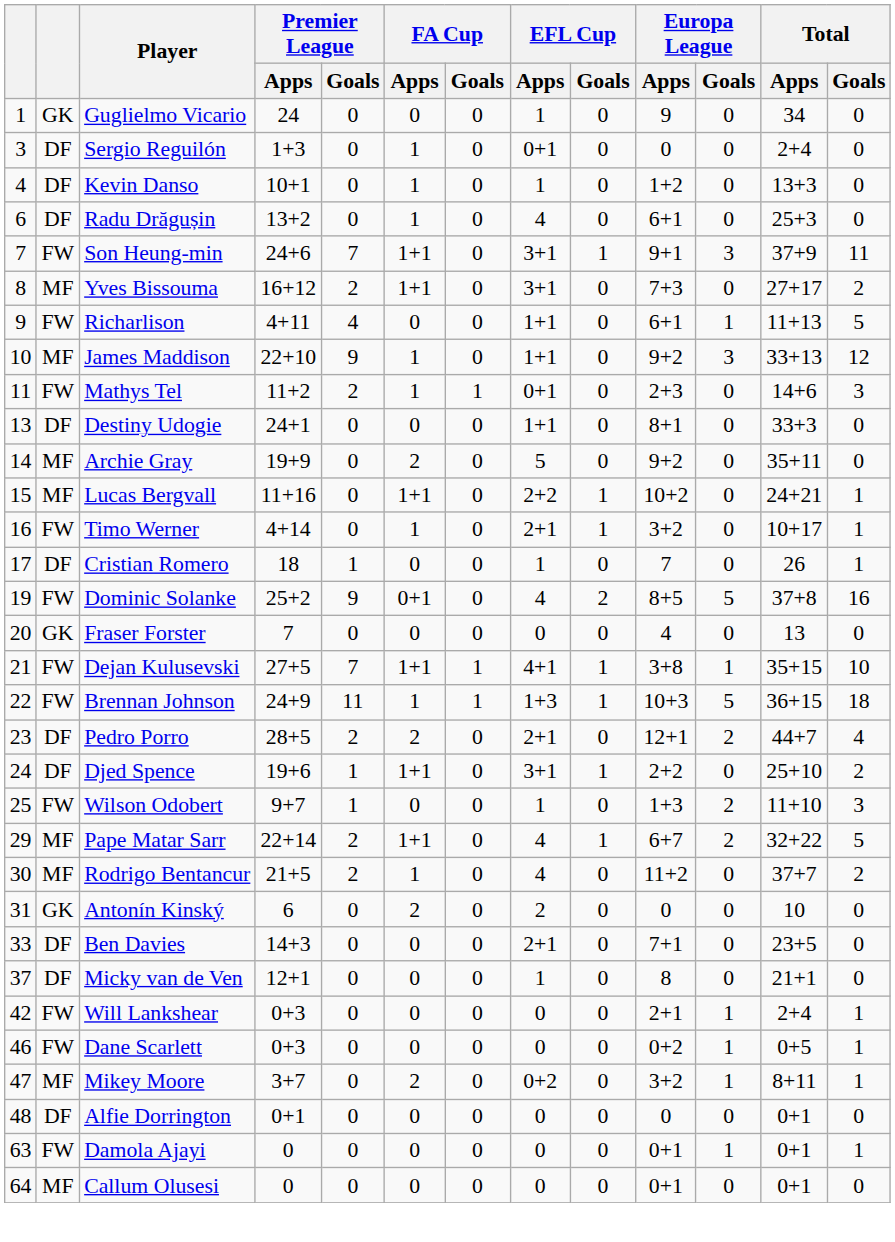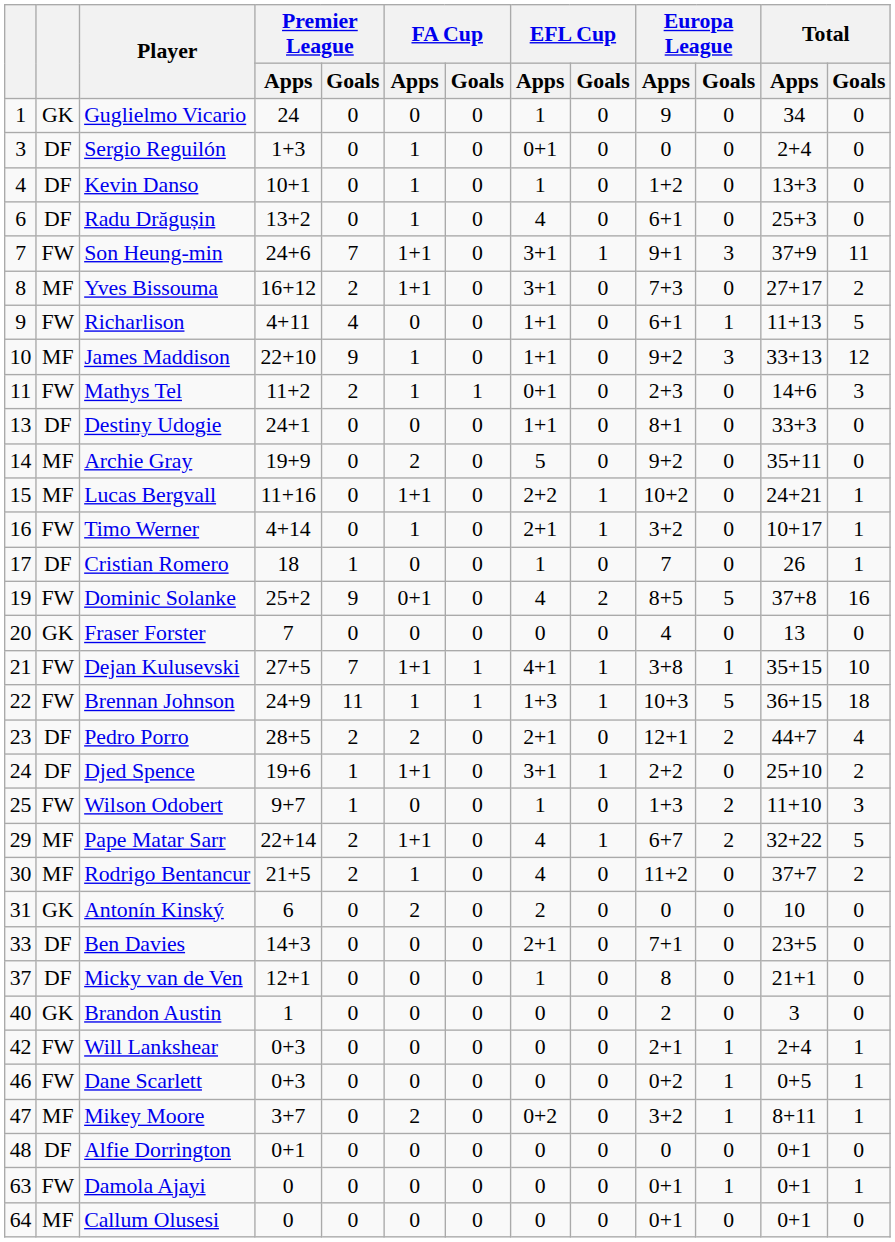+ row: (153, 1012)
